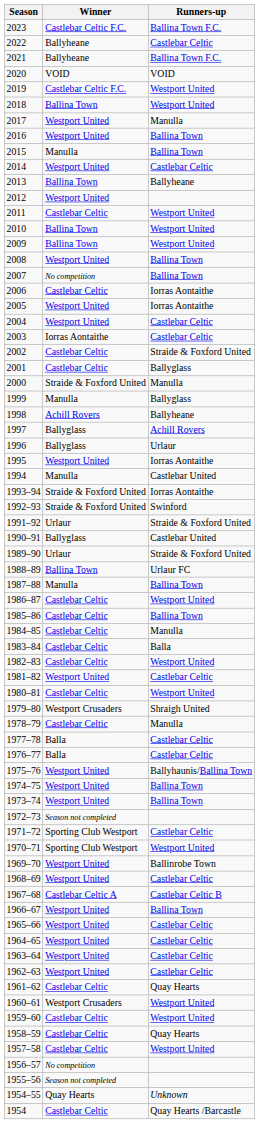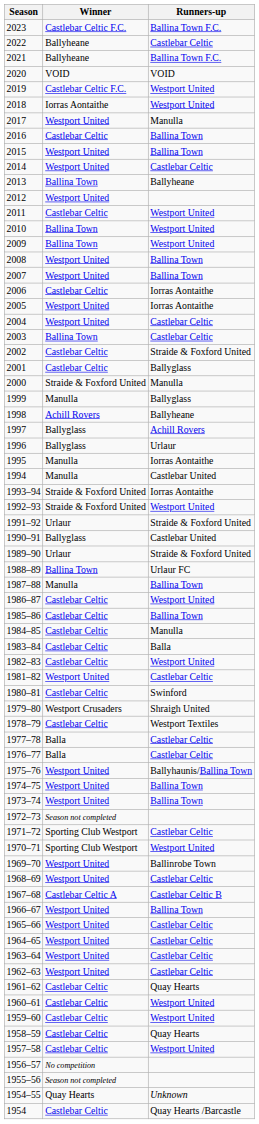(71, 105) Ballina Town -> (77, 105) Iorras Aontaithe
(77, 136) Westport United -> (77, 136) Castlebar Celtic
(61, 151) Manulla -> (77, 151) Westport United
(70, 275) No competition -> (77, 275) Westport United
(77, 337) Iorras Aontaithe -> (71, 337) Ballina Town
(77, 461) Westport United -> (61, 461) Manulla
(168, 507) Swinford -> (182, 507) Westport United
(182, 693) Westport United -> (168, 693) Swinford
(167, 724) Manulla -> (184, 724) Westport Textiles
(83, 1002) Westport Crusaders -> (77, 1002) Castlebar Celtic
